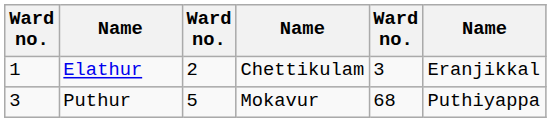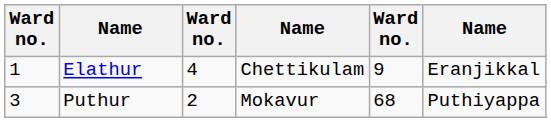(192, 72) 2 -> (192, 72) 4
(379, 72) 3 -> (379, 72) 9
(192, 102) 5 -> (192, 102) 2
